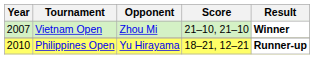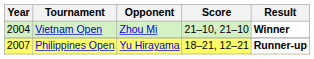(19, 30) 2007 -> (19, 30) 2004
(19, 46) 2010 -> (19, 46) 2007
